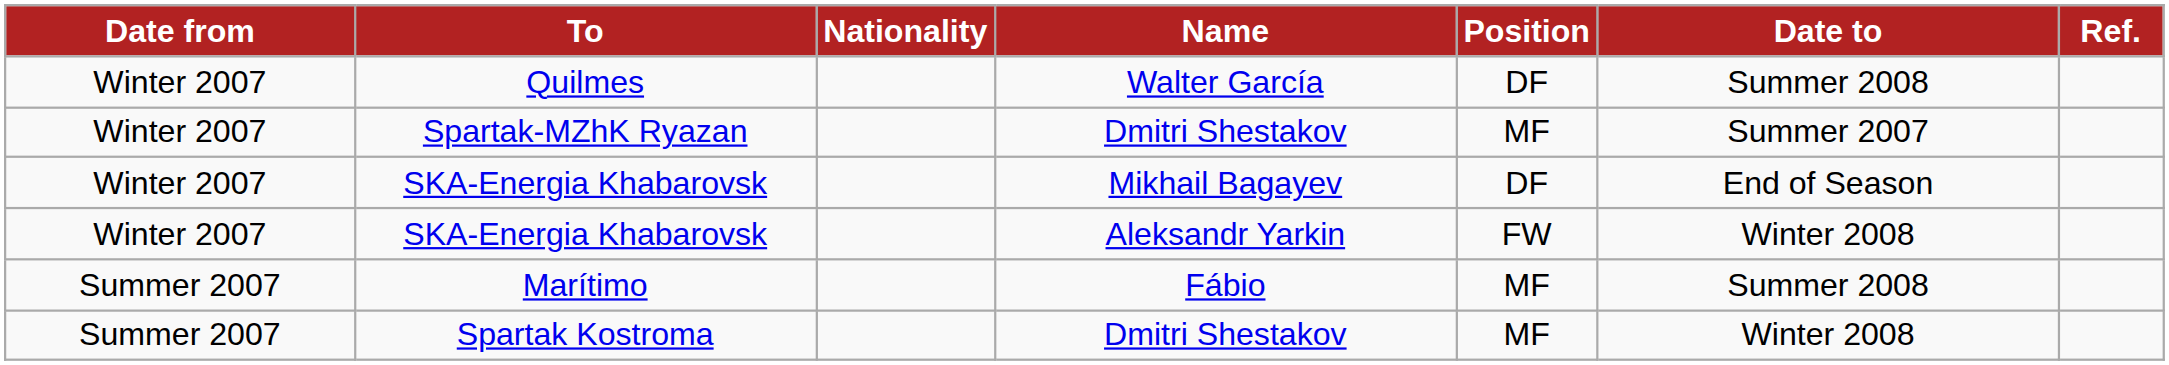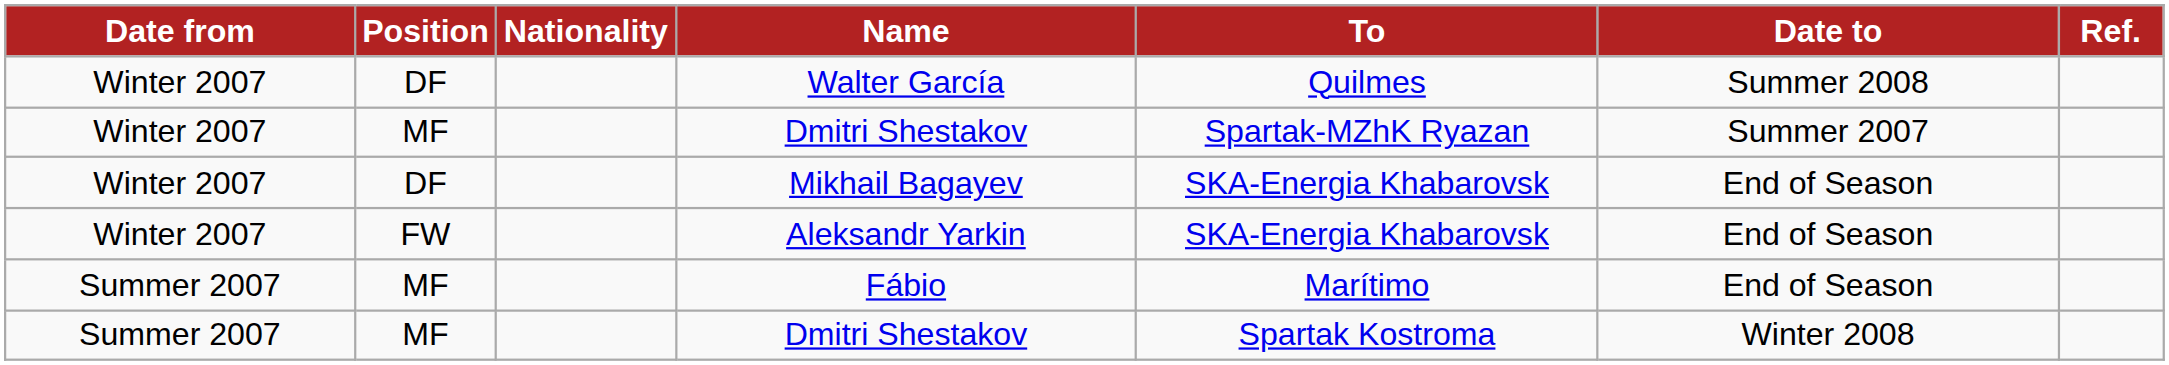columns swapped: (1527, 31) <-> (585, 31)
(1828, 234) Winter 2008 -> (1828, 234) End of Season
(1828, 285) Summer 2008 -> (1828, 285) End of Season
